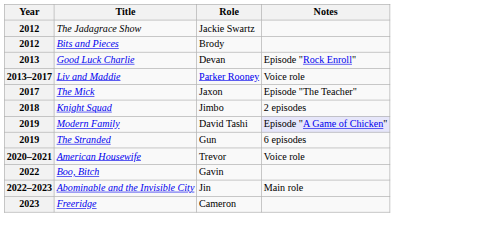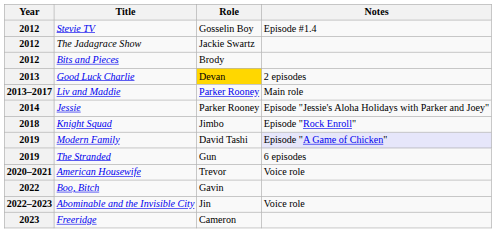+ row: (76, 28)
(212, 60) no background -> (212, 76) gold background
(310, 60) Episode "Rock Enroll" -> (285, 76) 2 episodes
(284, 76) Voice role -> (284, 92) Main role
+ row: (69, 108)
- row: (76, 92)
(285, 108) 2 episodes -> (310, 124) Episode "Rock Enroll"
(284, 188) Main role -> (284, 204) Voice role
